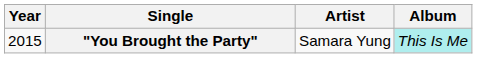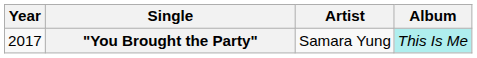(25, 40) 2015 -> (25, 40) 2017
